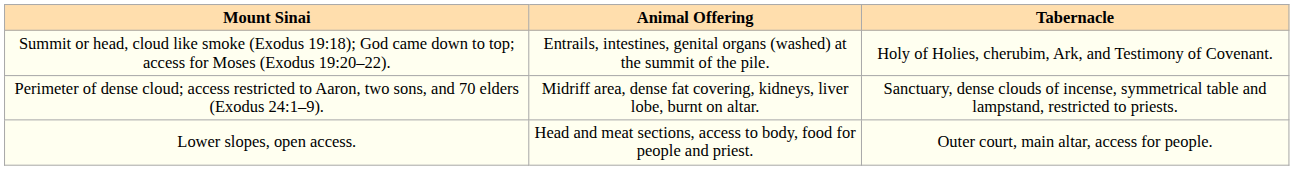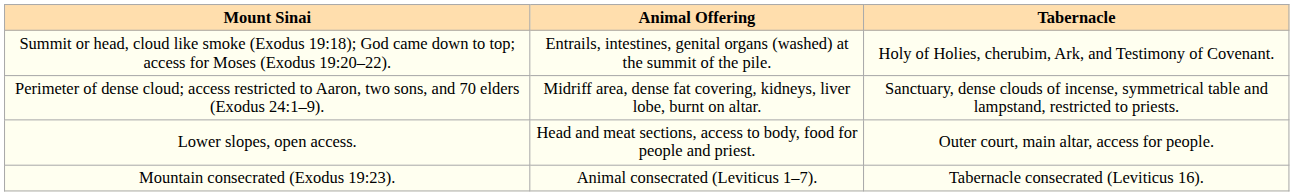+ row: (267, 177)
